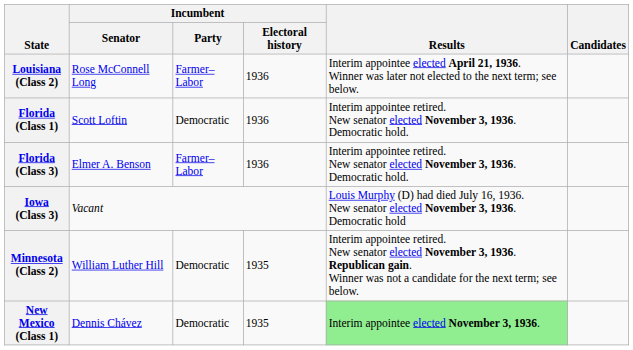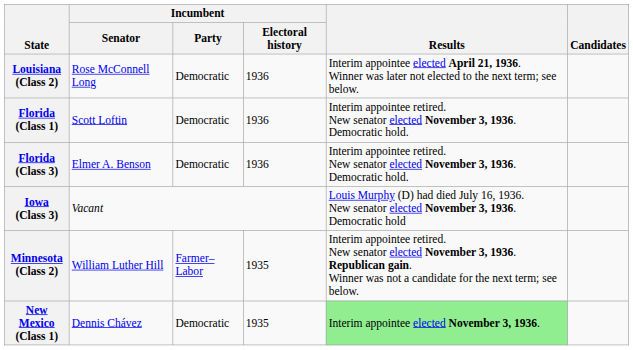(195, 76) Farmer–Labor -> (202, 76) Democratic
(195, 164) Farmer–Labor -> (202, 164) Democratic
(202, 265) Democratic -> (195, 265) Farmer–Labor
